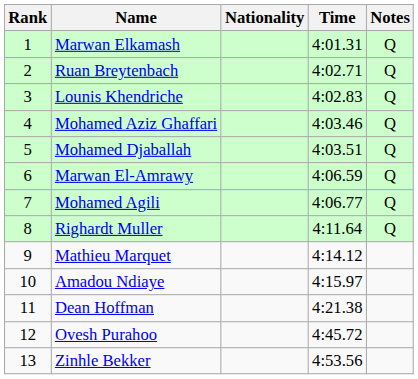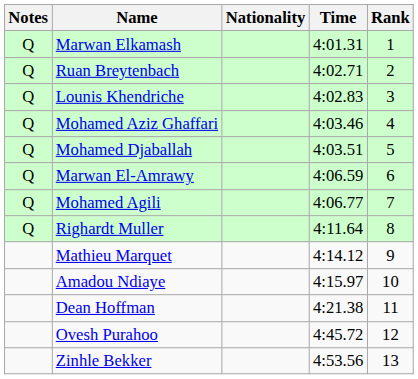columns swapped: (28, 17) <-> (390, 17)
